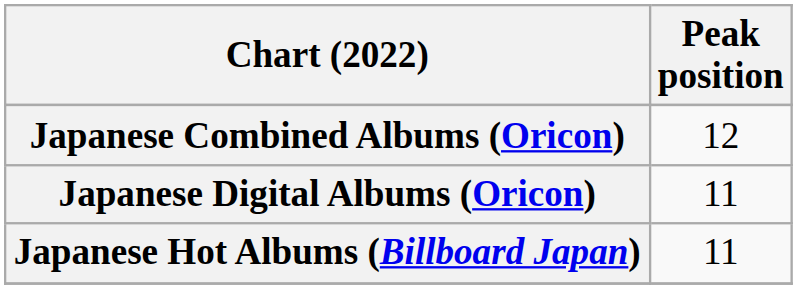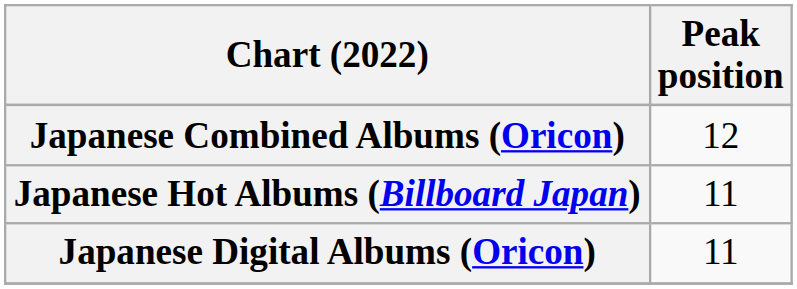rows swapped: (327, 193) <-> (327, 252)
